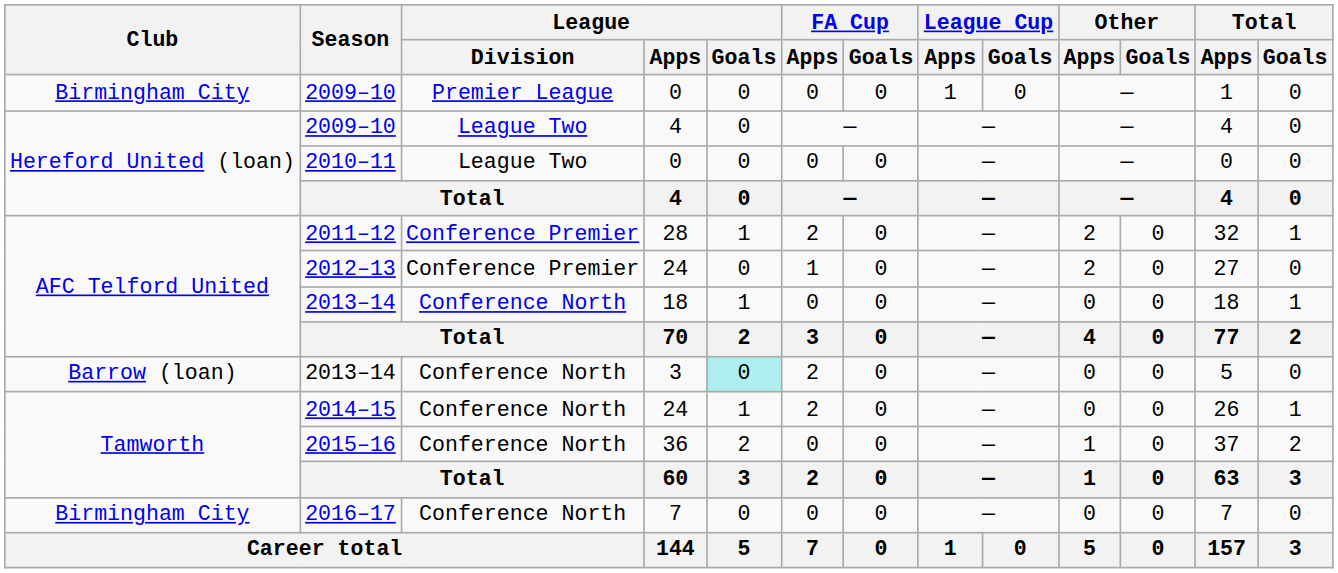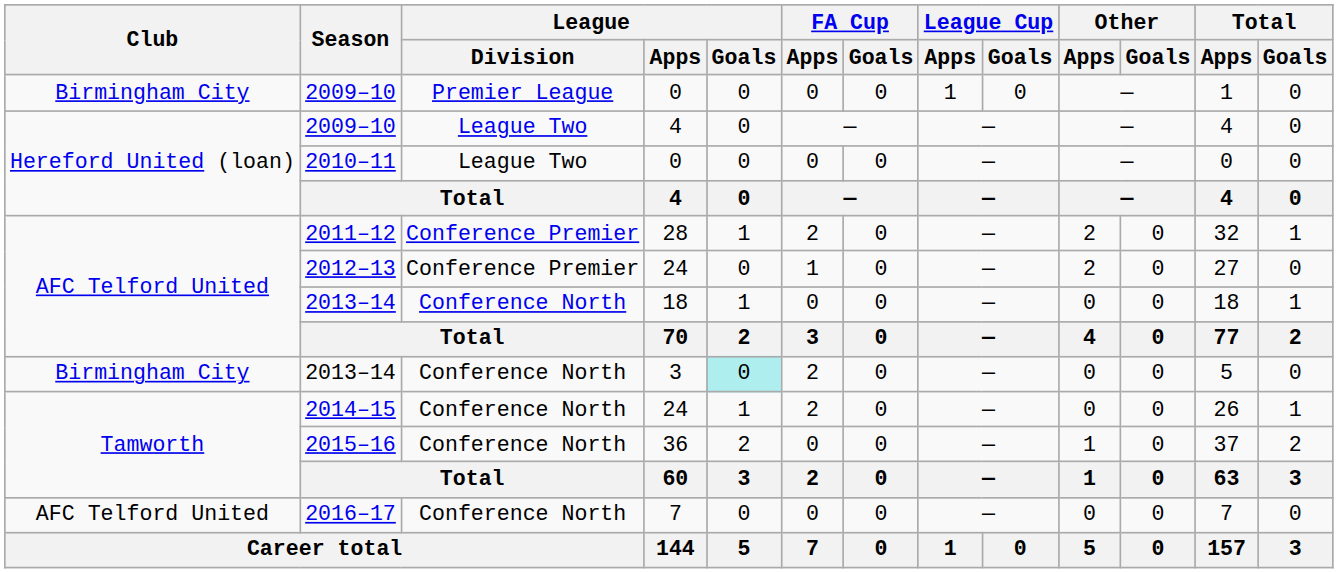(152, 374) Barrow (loan) -> (152, 374) Birmingham City
(152, 515) Birmingham City -> (152, 515) AFC Telford United
